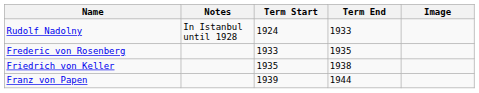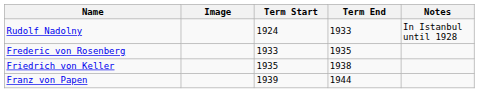columns swapped: (438, 12) <-> (218, 12)
